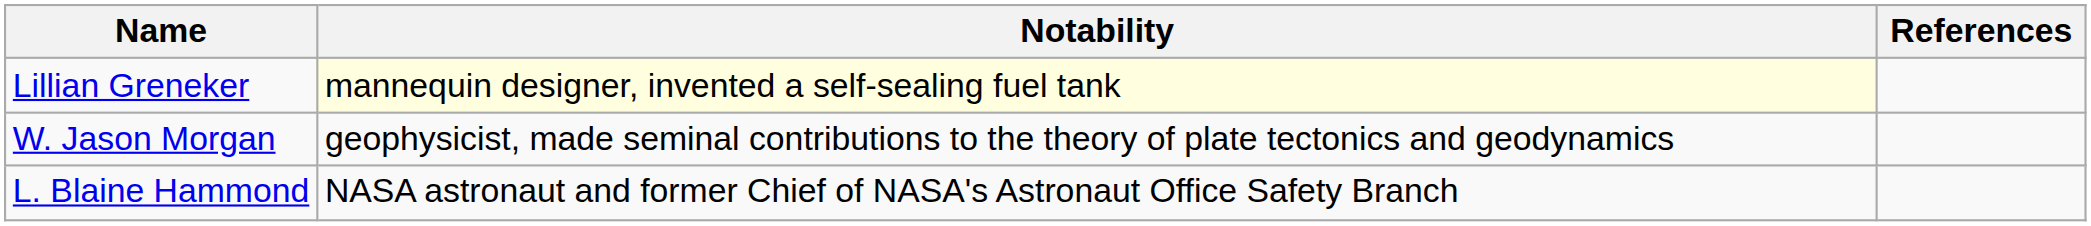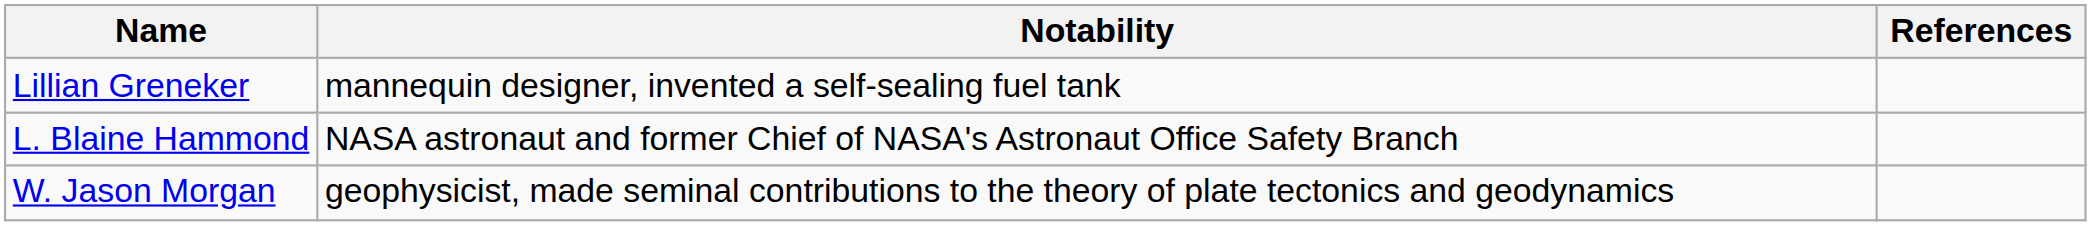(723, 84) lightyellow background -> (723, 84) no background
rows swapped: (161, 191) <-> (144, 138)
